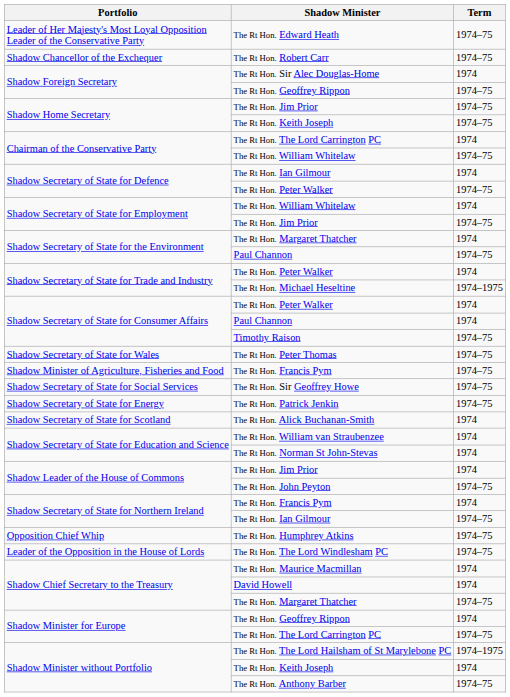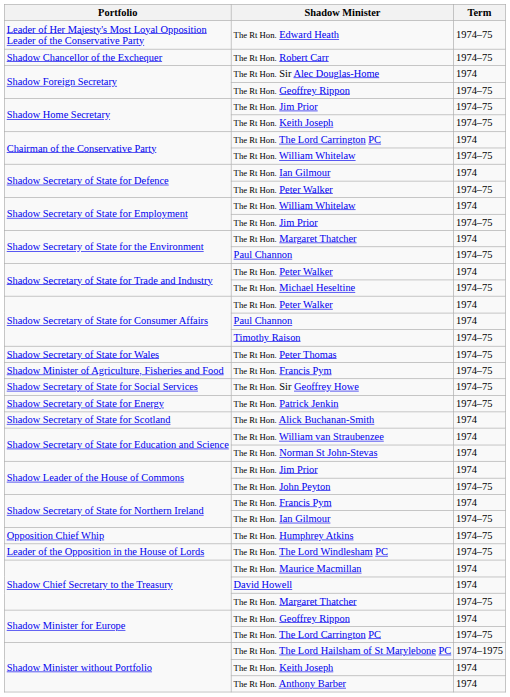(479, 288) 1974–1975 -> (474, 288) 1974–75
(474, 684) 1974–75 -> (466, 684) 1974
